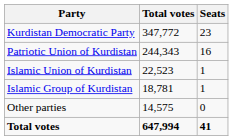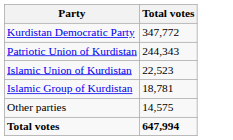- column: (212, 14)
